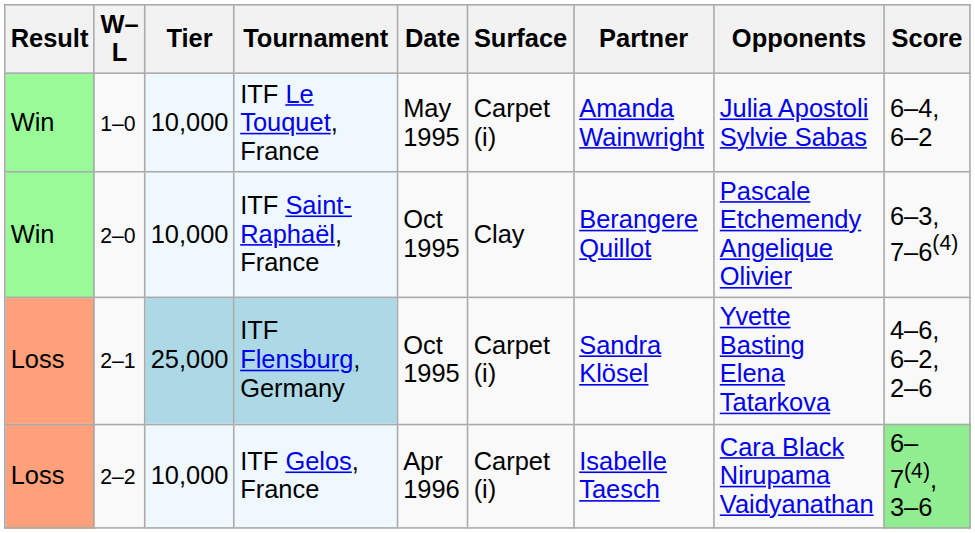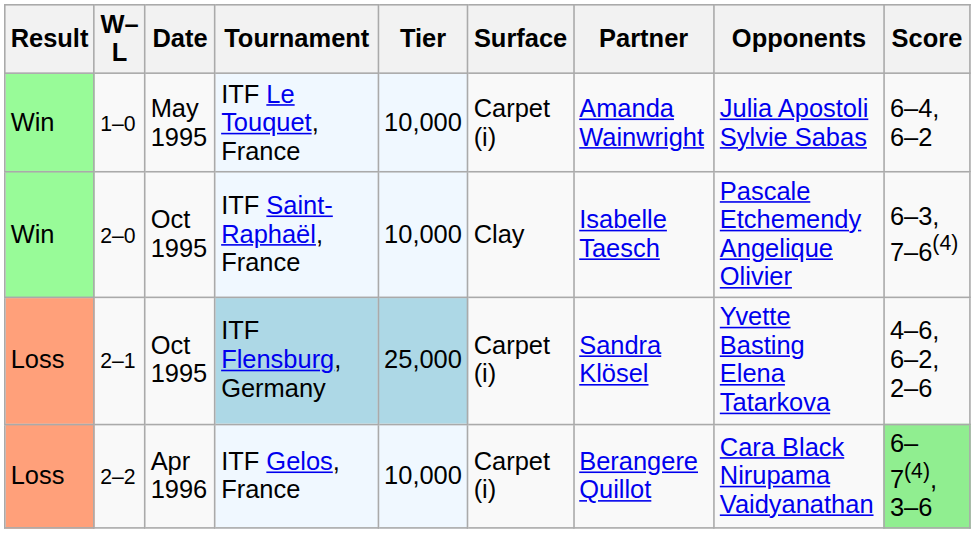columns swapped: (433, 38) <-> (190, 38)
(639, 234) Berangere Quillot -> (623, 234) Isabelle Taesch
(623, 475) Isabelle Taesch -> (639, 475) Berangere Quillot
